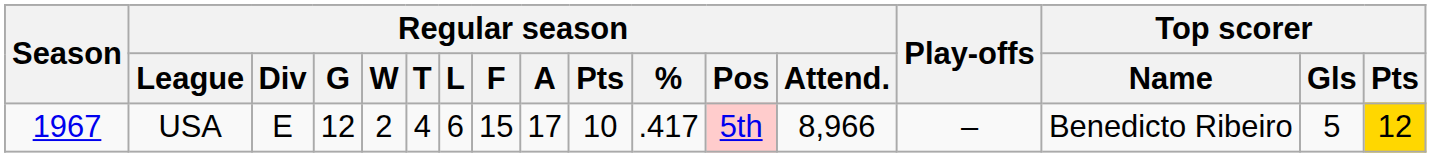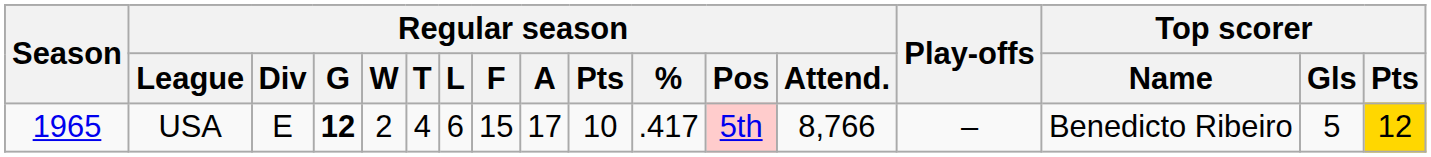(67, 126) 1967 -> (67, 126) 1965
(338, 126) normal -> (338, 126) bold
(837, 126) 8,966 -> (837, 126) 8,766
